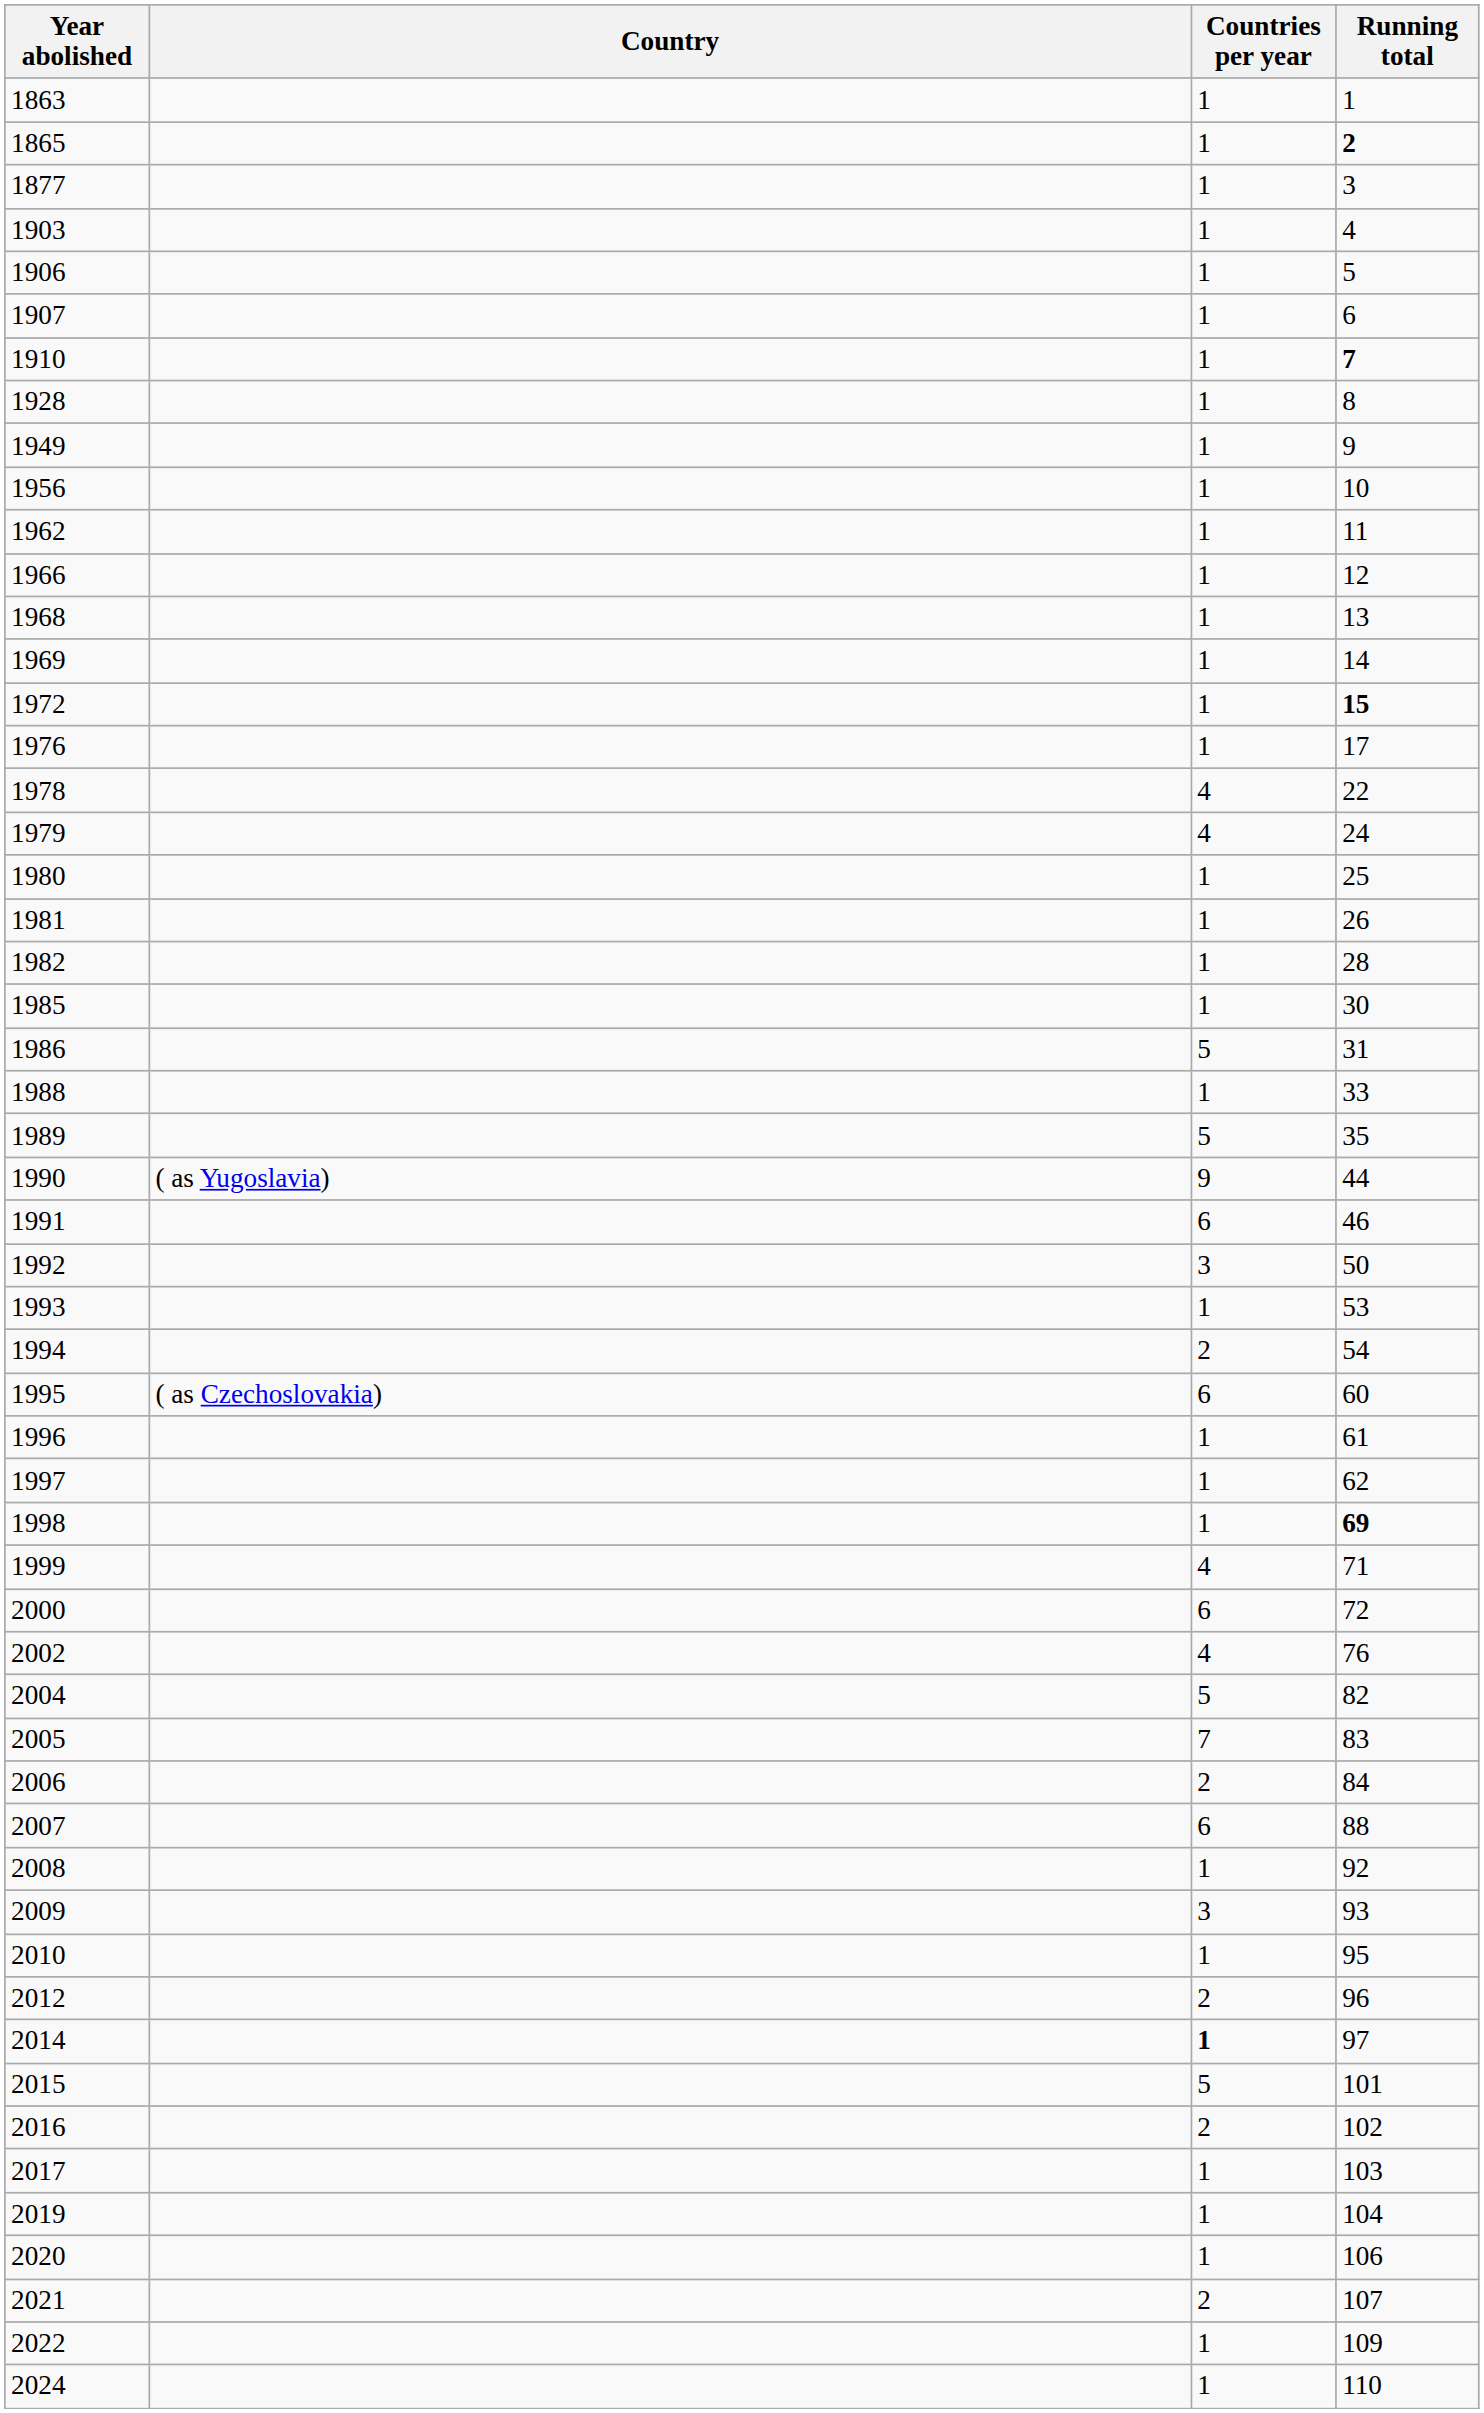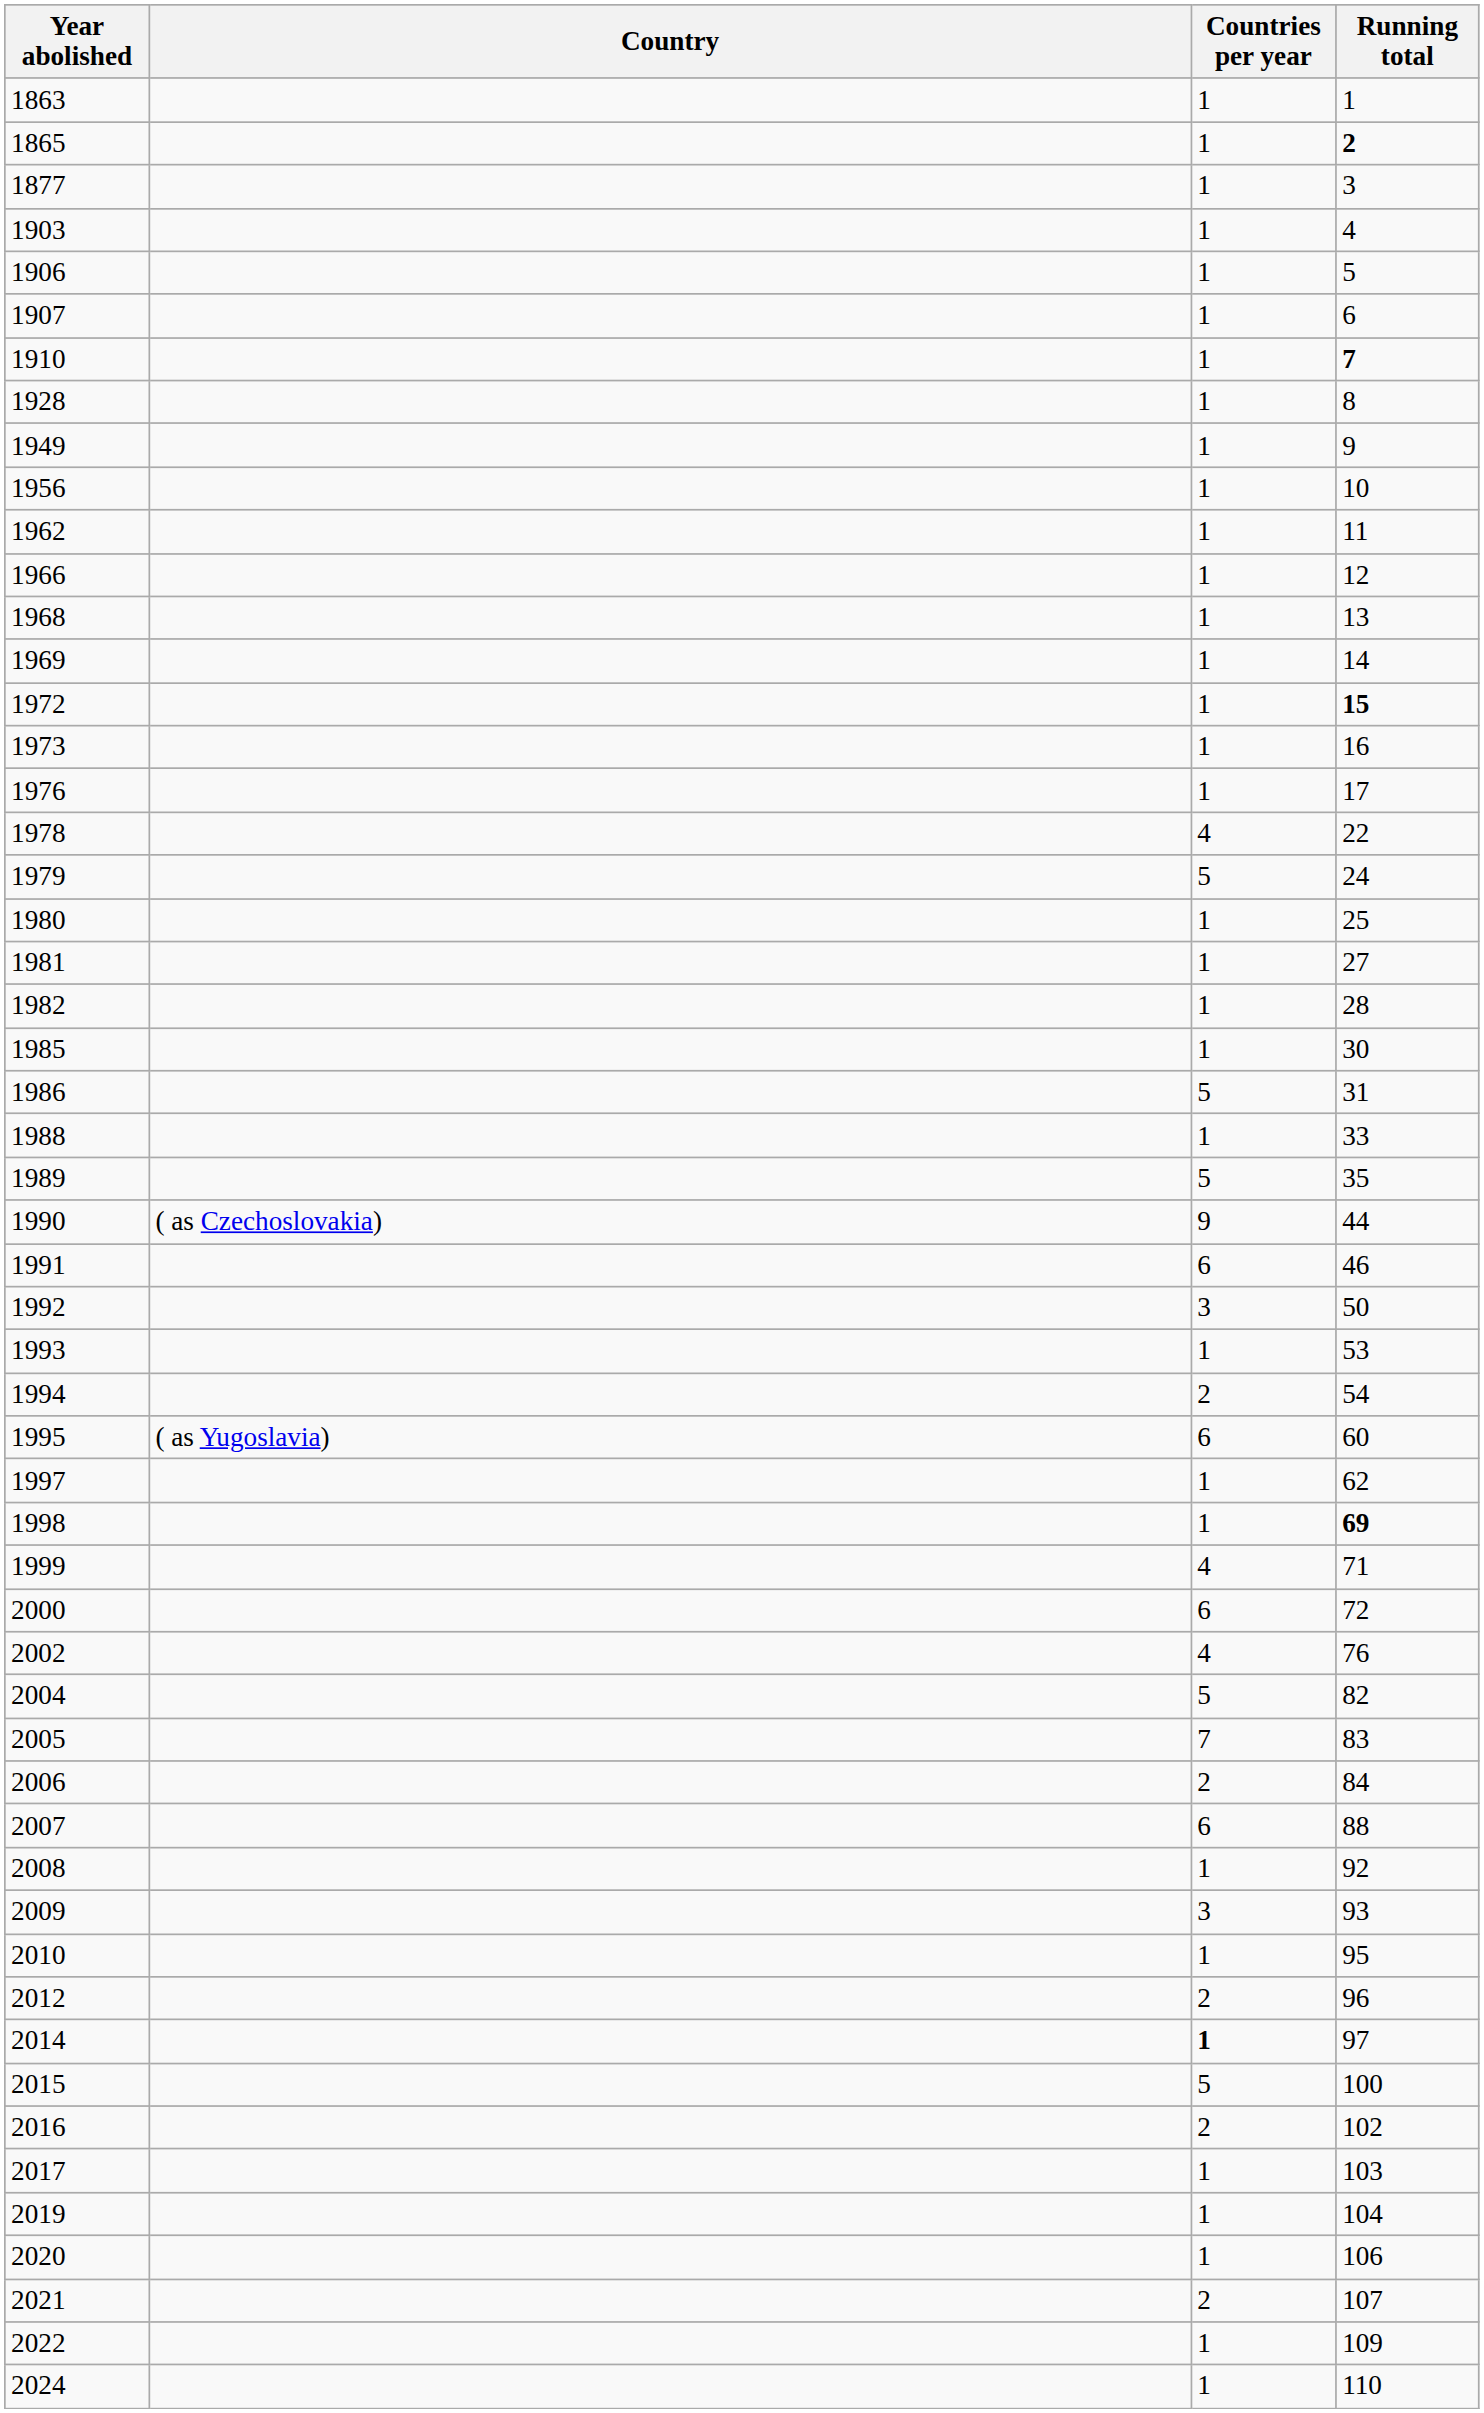+ row: (38, 746)
(1204, 833) 4 -> (1204, 876) 5
(1356, 919) 26 -> (1356, 962) 27
(243, 1178) ( as Yugoslavia) -> (269, 1221) ( as Czechoslovakia)
(269, 1393) ( as Czechoslovakia) -> (243, 1437) ( as Yugoslavia)
- row: (38, 1437)
(1363, 2084) 101 -> (1363, 2084) 100
